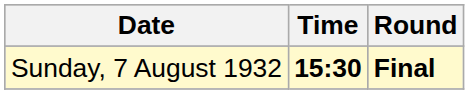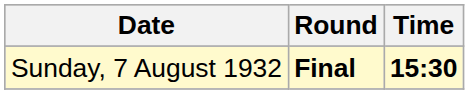columns swapped: (328, 25) <-> (416, 25)
